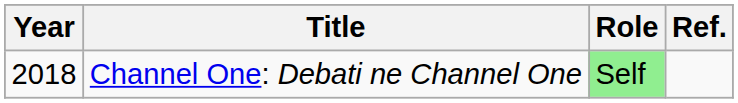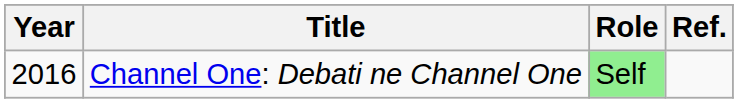(44, 73) 2018 -> (44, 73) 2016
